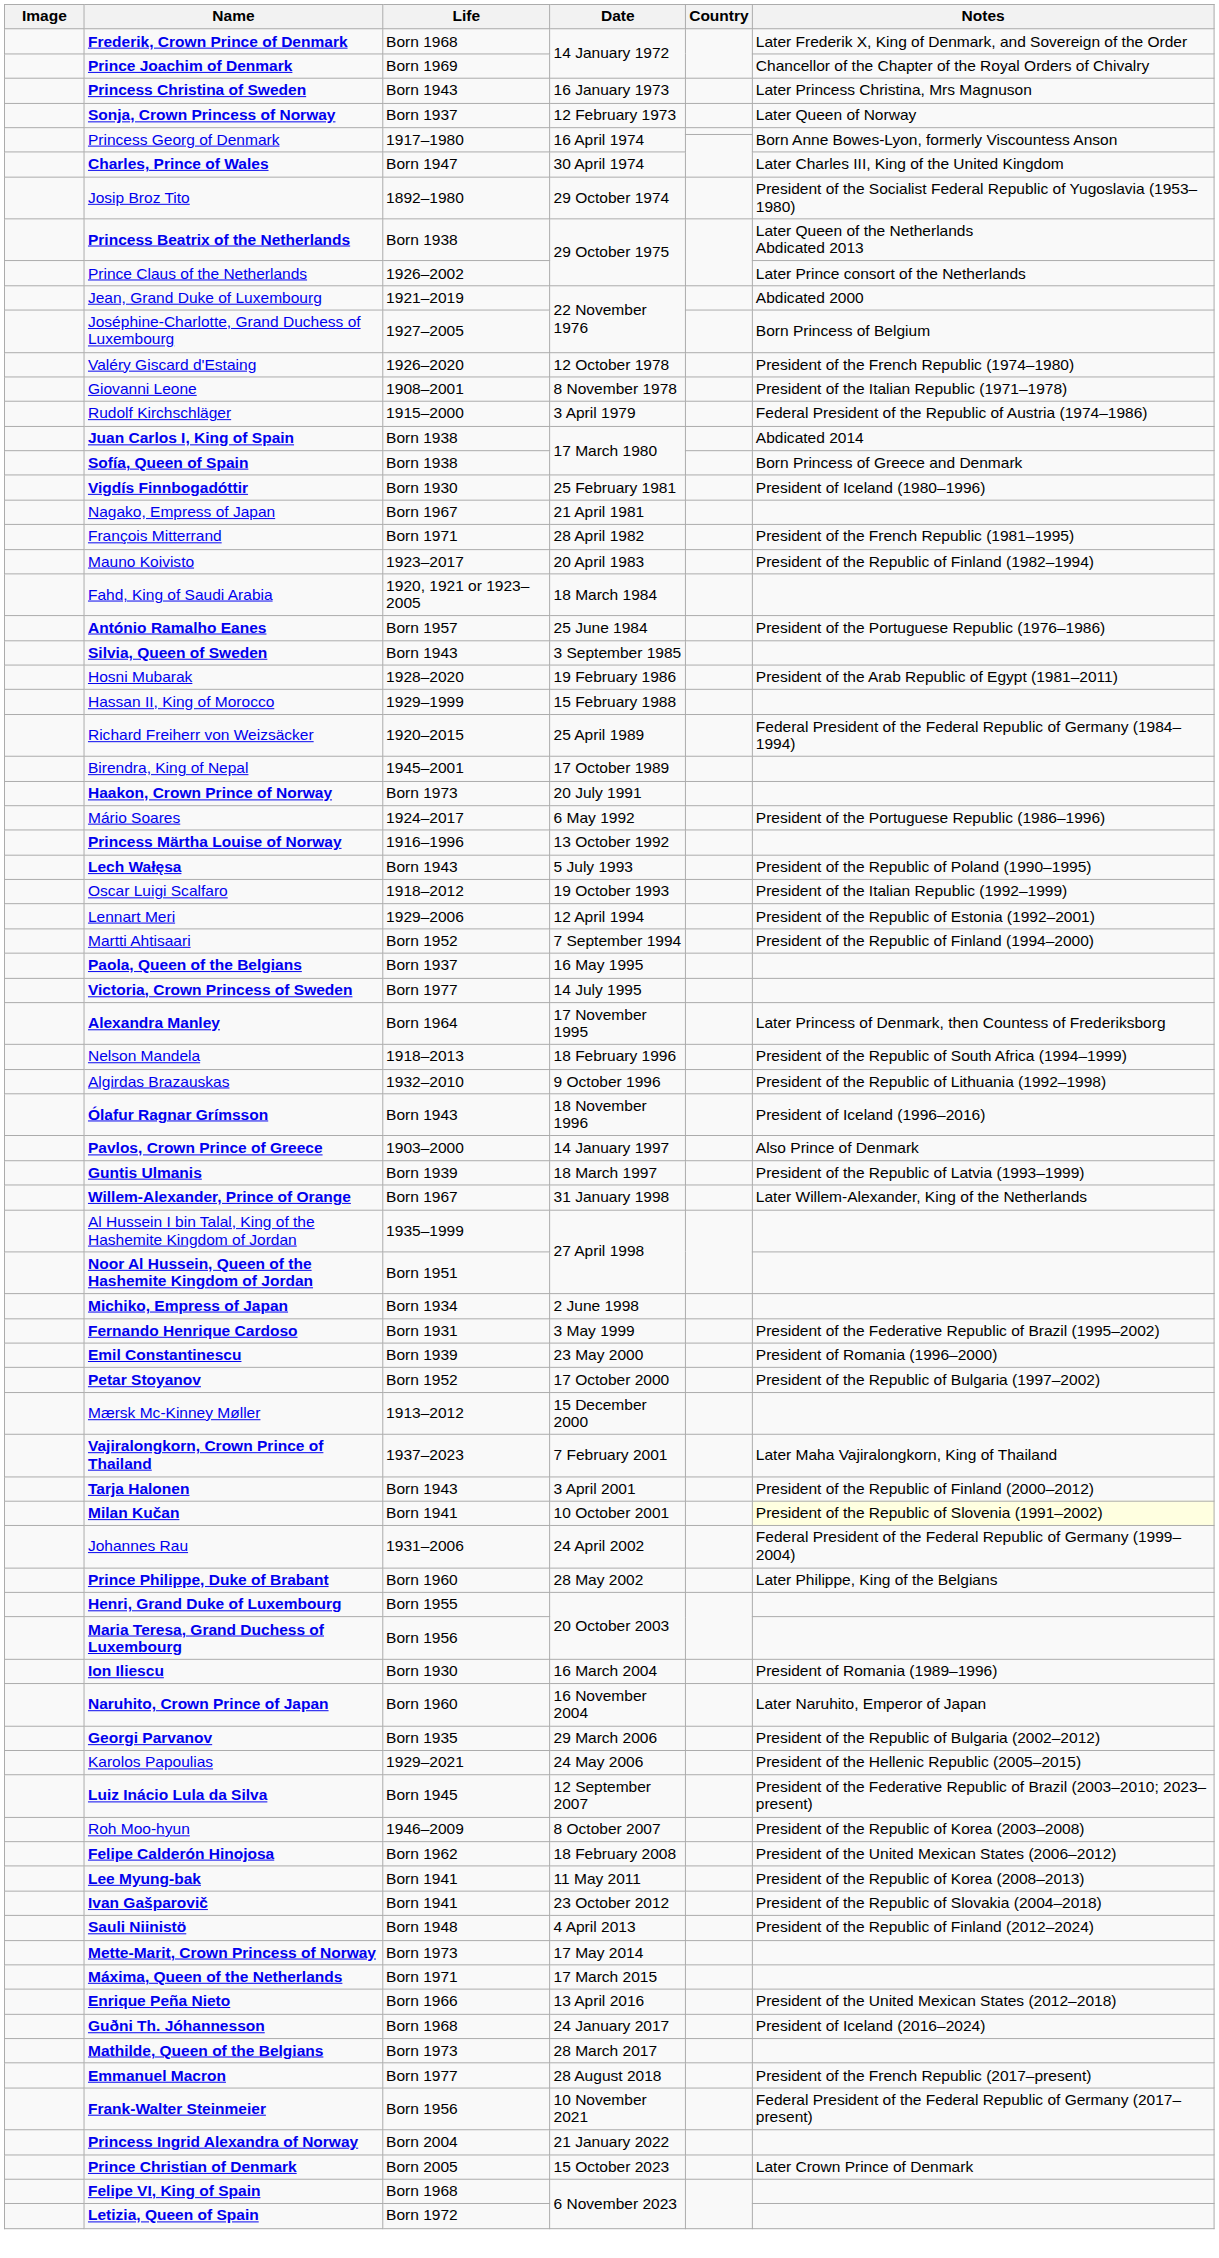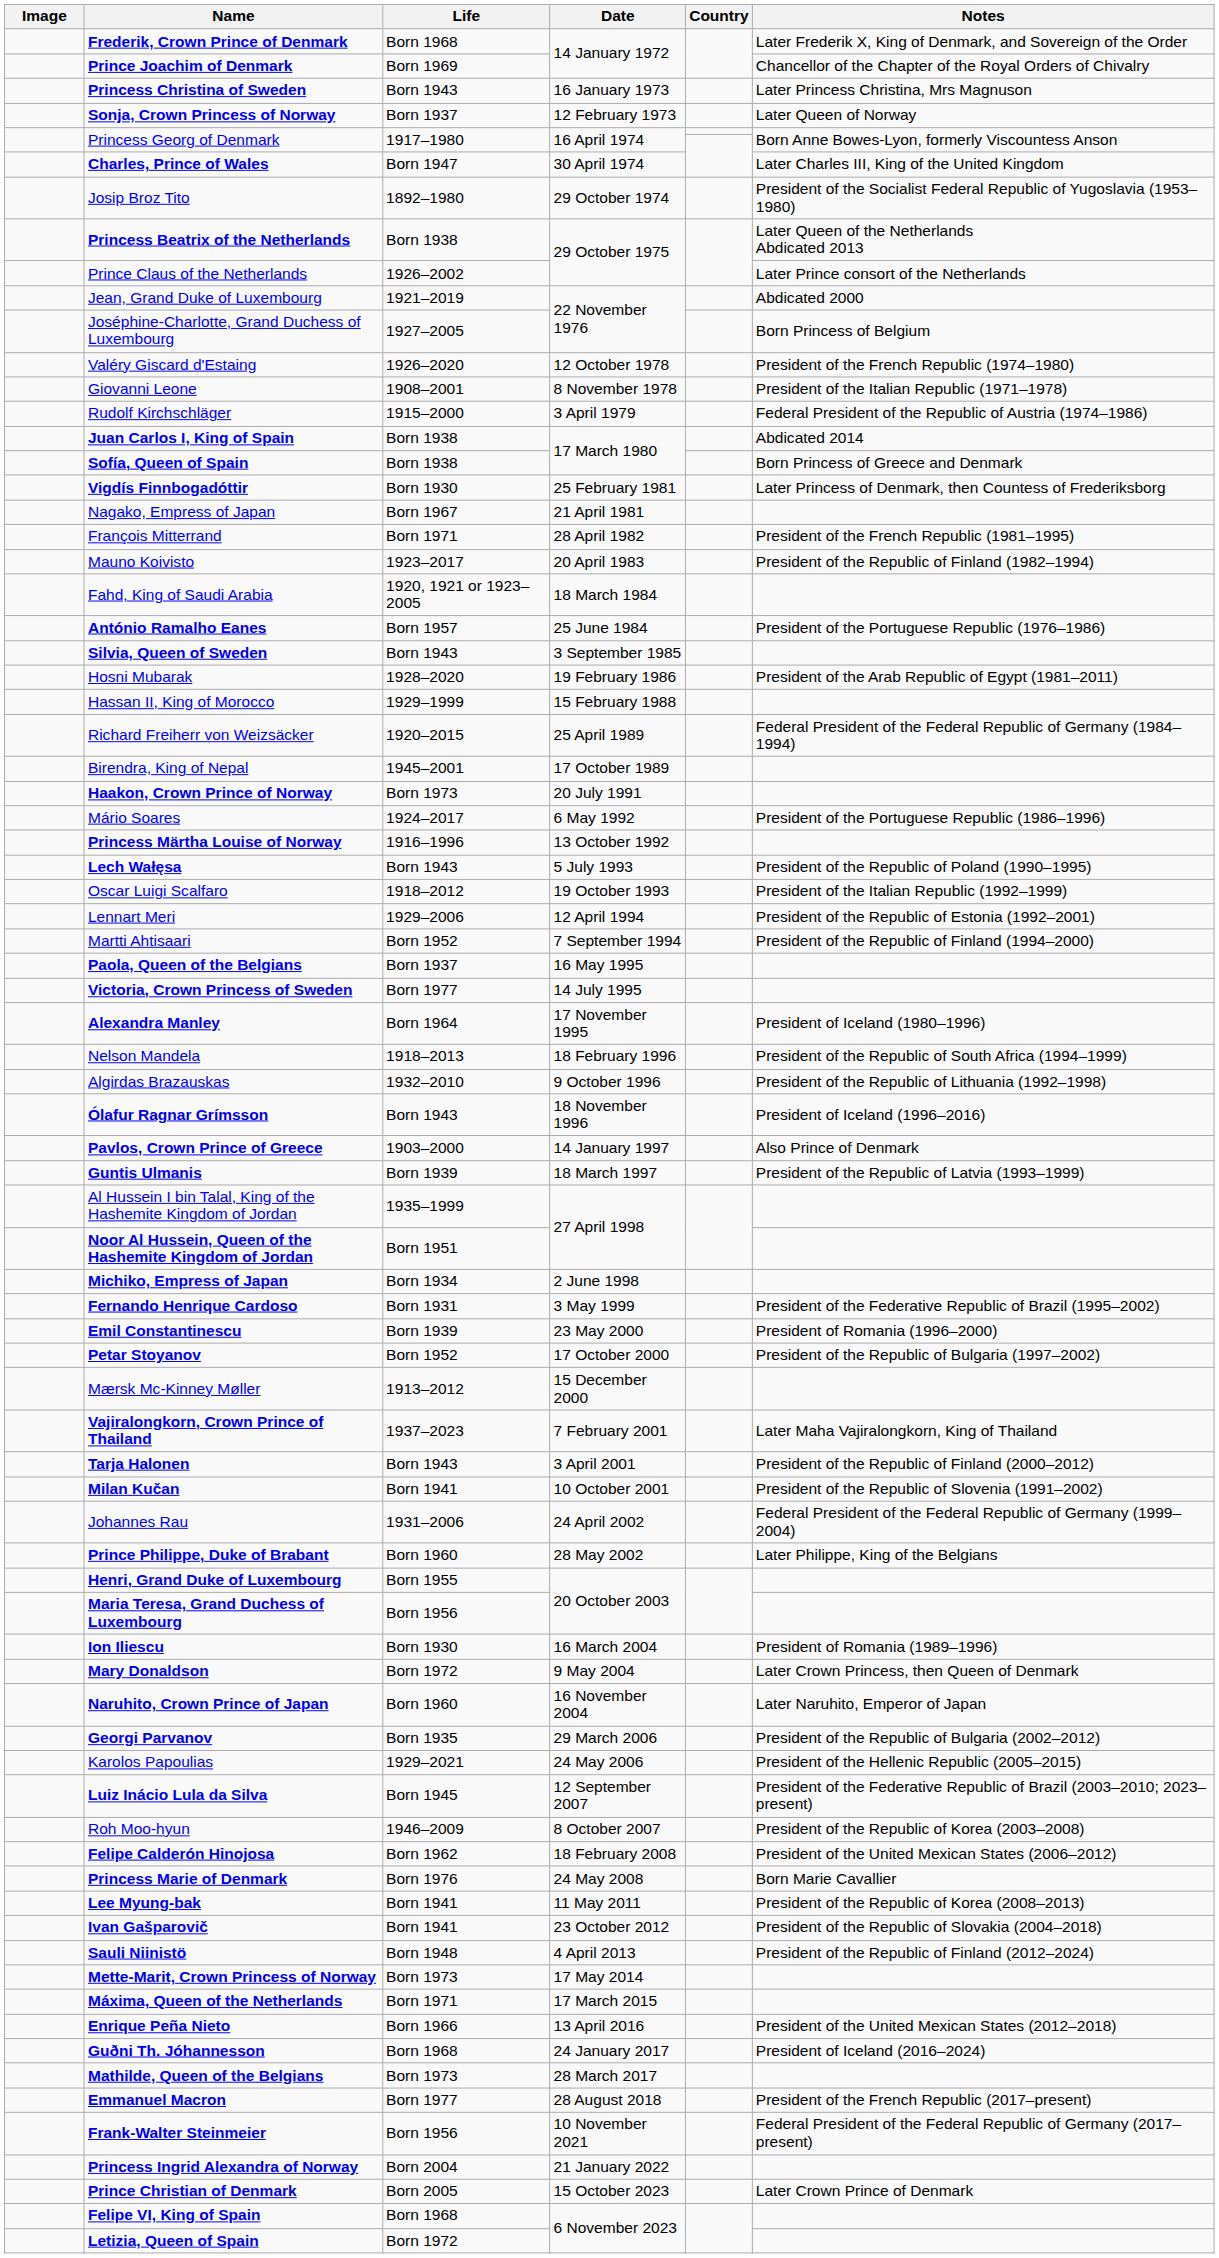(871, 487) President of Iceland (1980–1996) -> (961, 487) Later Princess of Denmark, then Countess of Frederiksborg
(961, 1023) Later Princess of Denmark, then Countess of Frederiksborg -> (871, 1023) President of Iceland (1980–1996)
- row: (219, 1197)
(929, 1513) lightyellow background -> (929, 1488) no background
+ row: (148, 1671)
+ row: (188, 1878)
